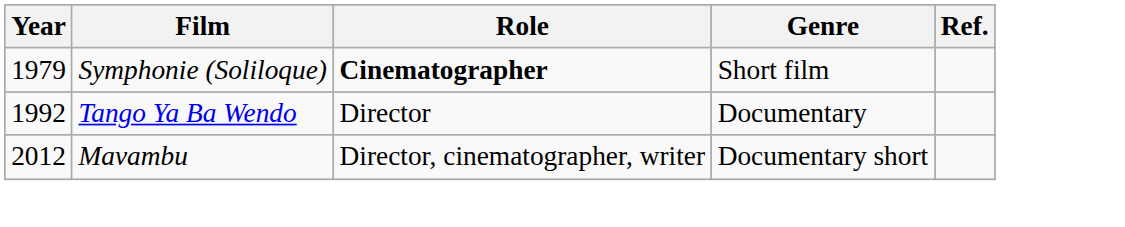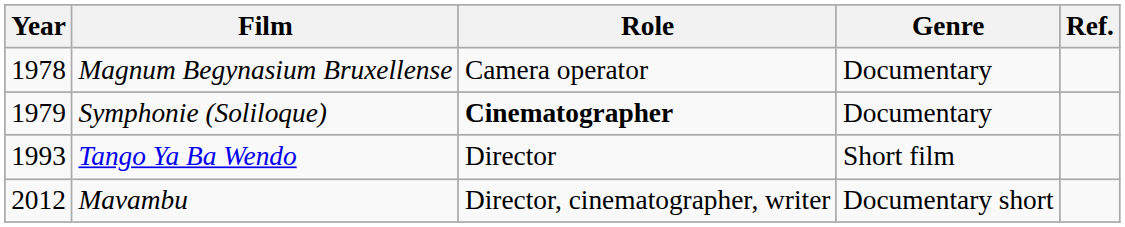+ row: (265, 69)
(774, 69) Short film -> (917, 112) Documentary
(39, 112) 1992 -> (39, 156) 1993
(792, 112) Documentary -> (899, 156) Short film
